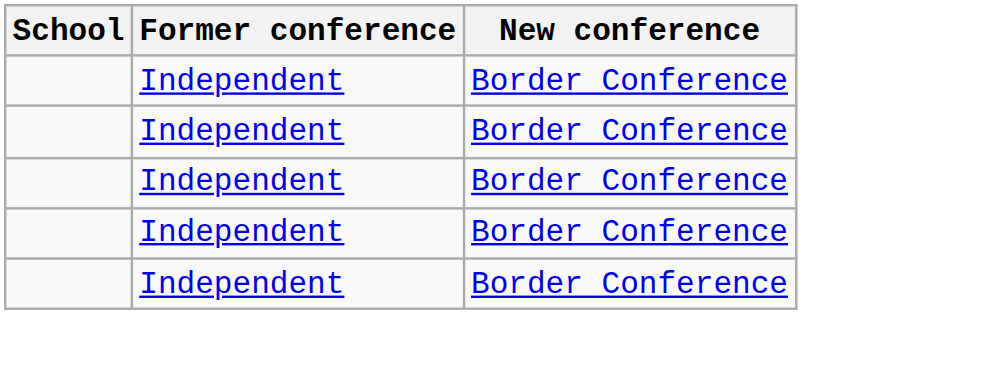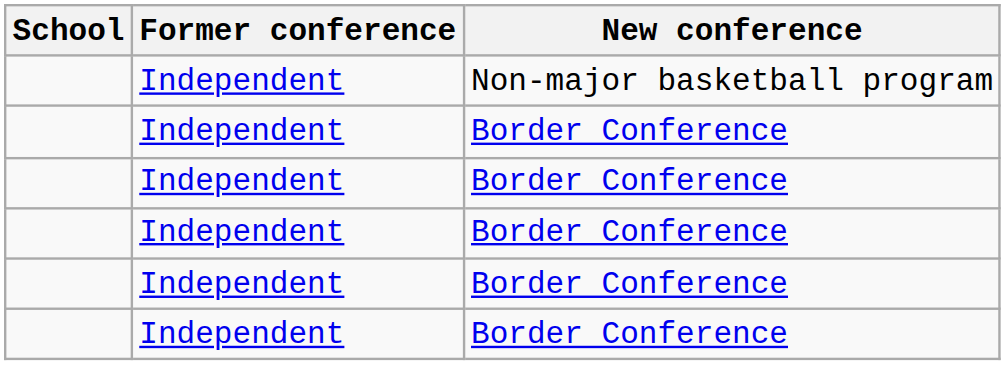+ row: (69, 81)
